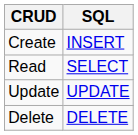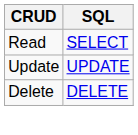- row: (32, 42)
